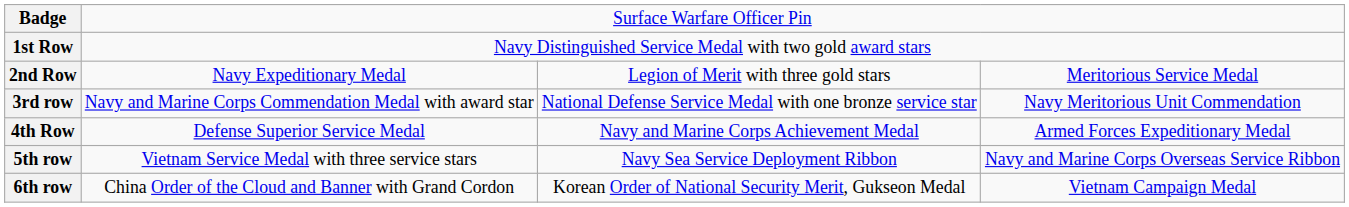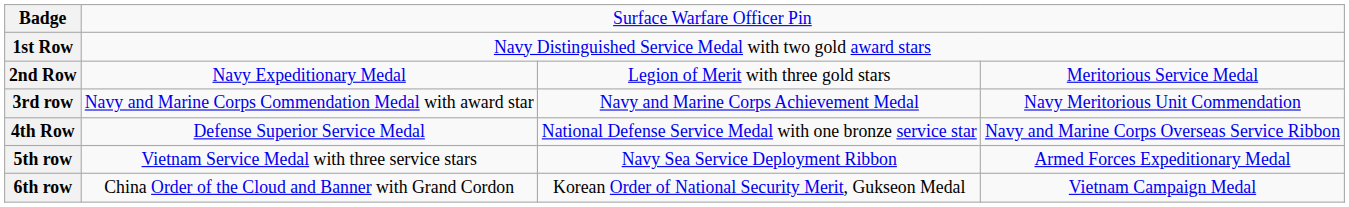(759, 103) National Defense Service Medal with one bronze service star -> (759, 103) Navy and Marine Corps Achievement Medal
(759, 131) Navy and Marine Corps Achievement Medal -> (759, 131) National Defense Service Medal with one bronze service star
(1162, 131) Armed Forces Expeditionary Medal -> (1162, 131) Navy and Marine Corps Overseas Service Ribbon
(1162, 159) Navy and Marine Corps Overseas Service Ribbon -> (1162, 159) Armed Forces Expeditionary Medal
